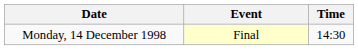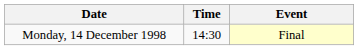columns swapped: (331, 14) <-> (246, 14)
